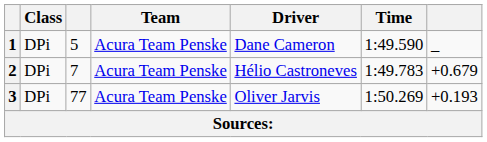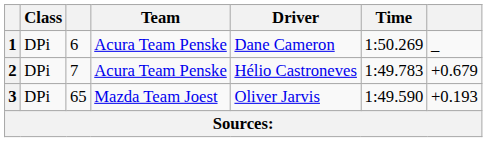(74, 44) 5 -> (74, 44) 6
(394, 44) 1:49.590 -> (394, 44) 1:50.269
(78, 96) 77 -> (78, 96) 65
(161, 96) Acura Team Penske -> (156, 96) Mazda Team Joest
(394, 96) 1:50.269 -> (394, 96) 1:49.590
